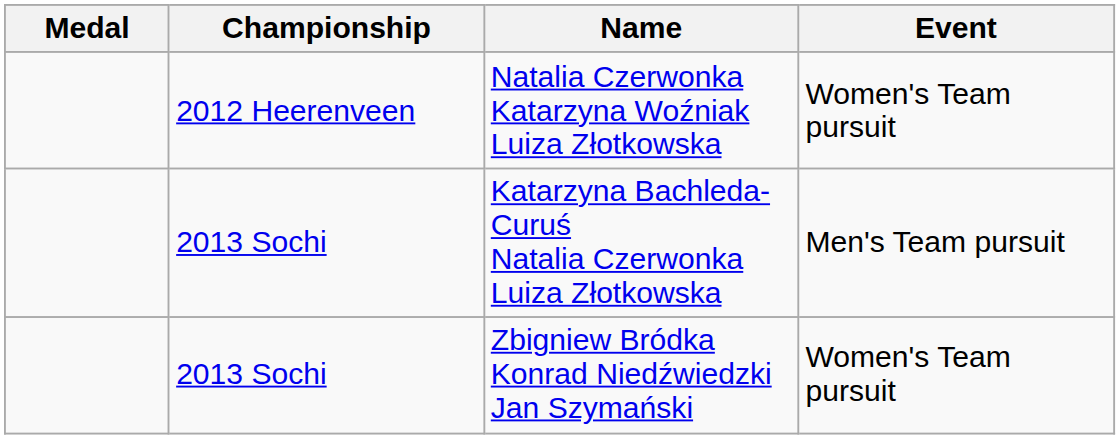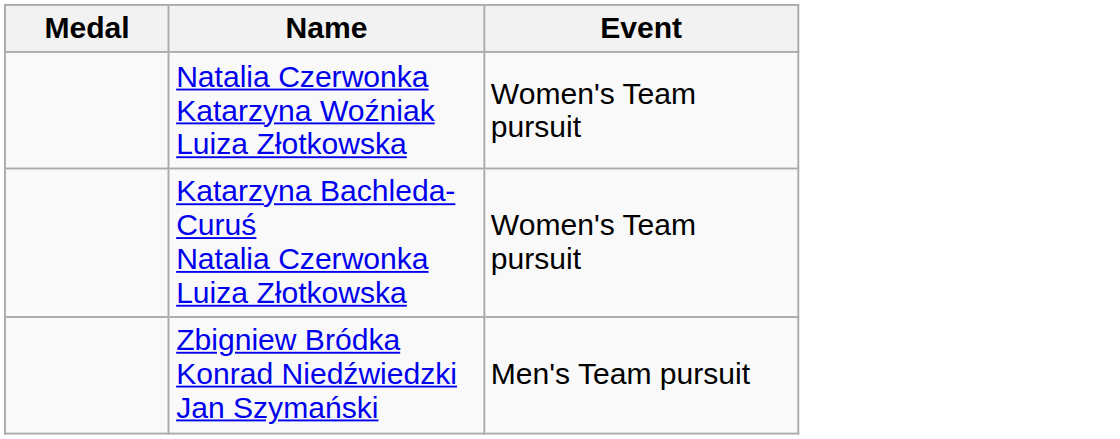- column: (327, 28)
(935, 242) Men's Team pursuit -> (593, 242) Women's Team pursuit
(908, 374) Women's Team pursuit -> (620, 374) Men's Team pursuit
